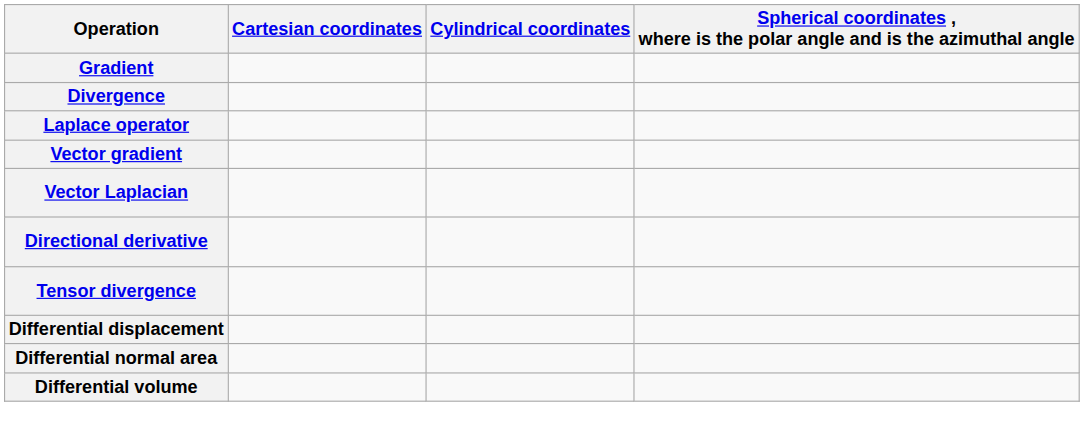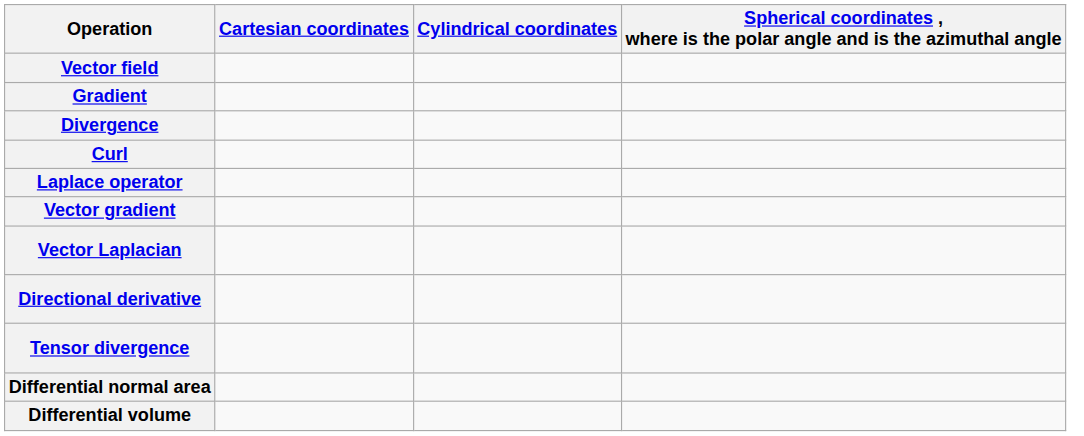+ row: (110, 67)
+ row: (110, 153)
- row: (116, 329)
